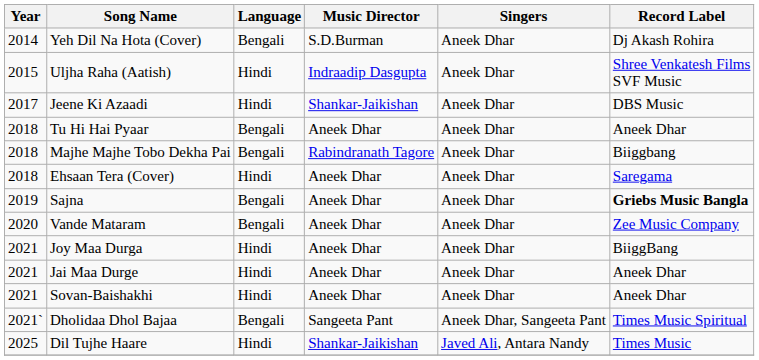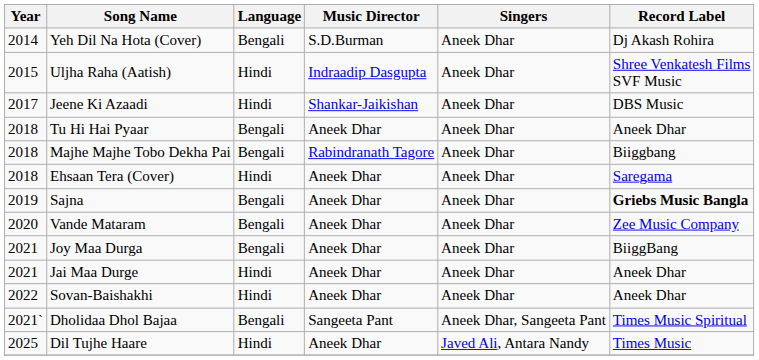(255, 248) Hindi -> (261, 248) Bengali
(23, 295) 2021 -> (23, 295) 2022
(363, 343) Shankar-Jaikishan -> (345, 343) Aneek Dhar
